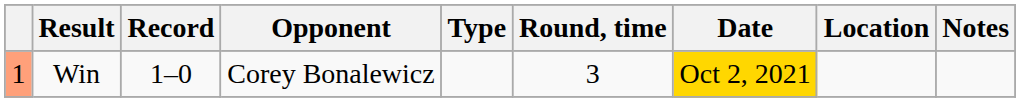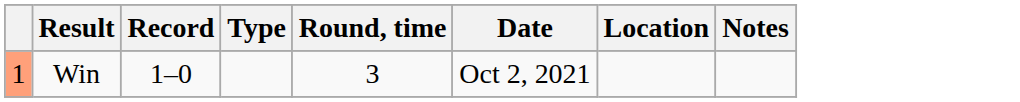- column: (331, 27)
(745, 73) gold background -> (525, 73) no background
